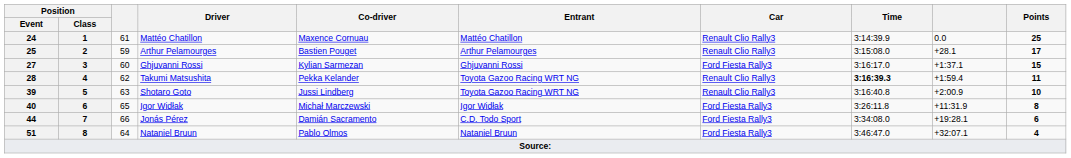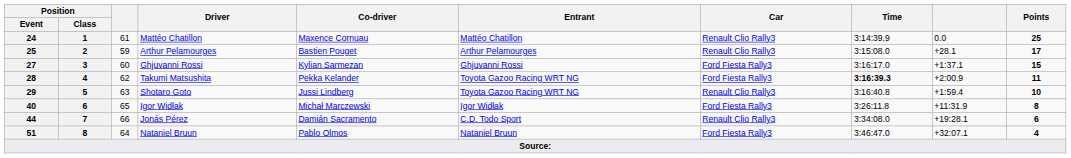(739, 78) Renault Clio Rally3 -> (737, 78) Ford Fiesta Rally3
(949, 78) +1:59.4 -> (949, 78) +2:00.9
(31, 92) 39 -> (31, 92) 29
(949, 92) +2:00.9 -> (949, 92) +1:59.4
(737, 119) Ford Fiesta Rally3 -> (739, 119) Renault Clio Rally3
